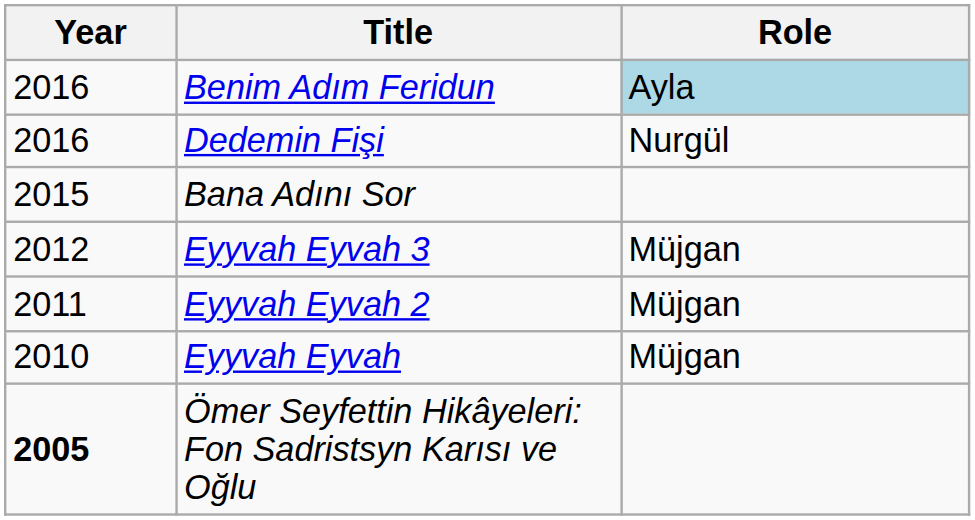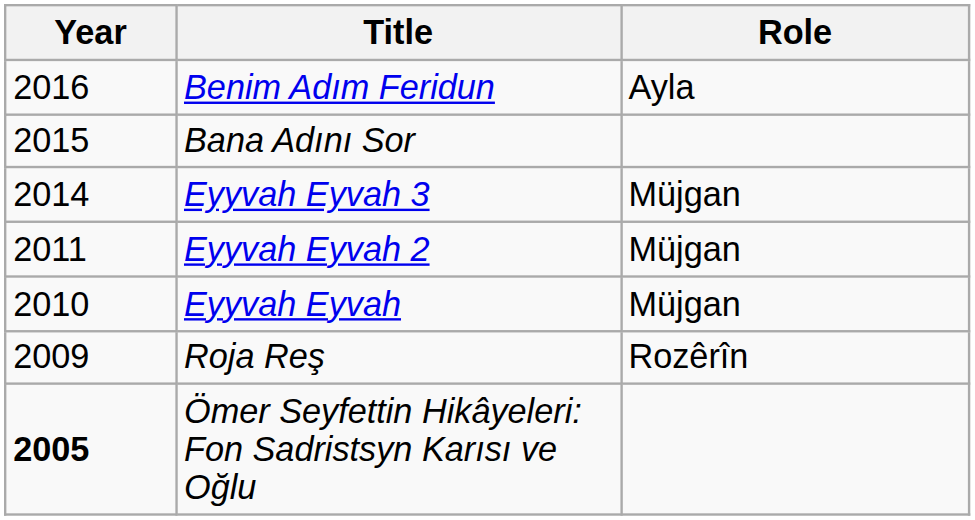(661, 87) lightblue background -> (661, 87) no background
- row: (284, 141)
(51, 249) 2012 -> (51, 195) 2014
+ row: (254, 358)
